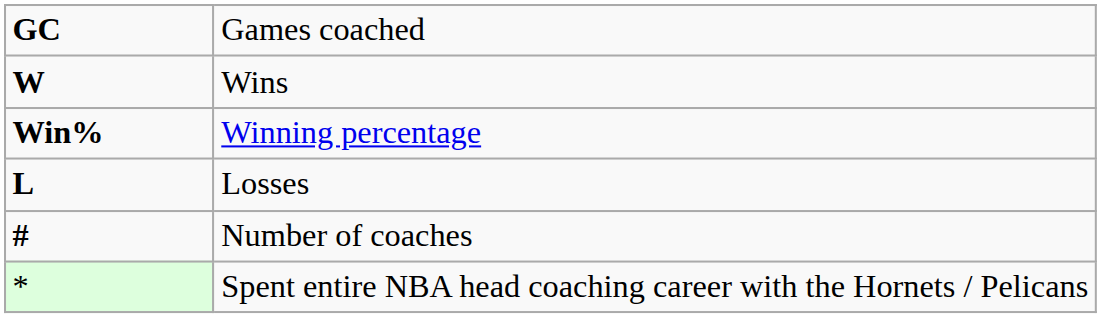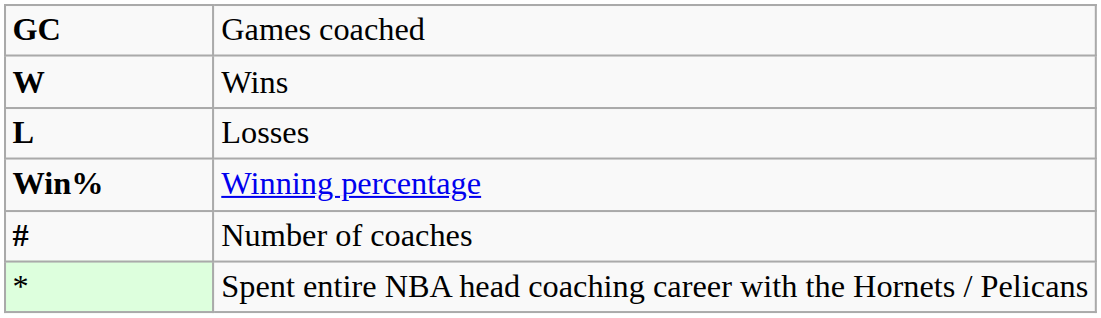rows swapped: (265, 183) <-> (351, 132)
